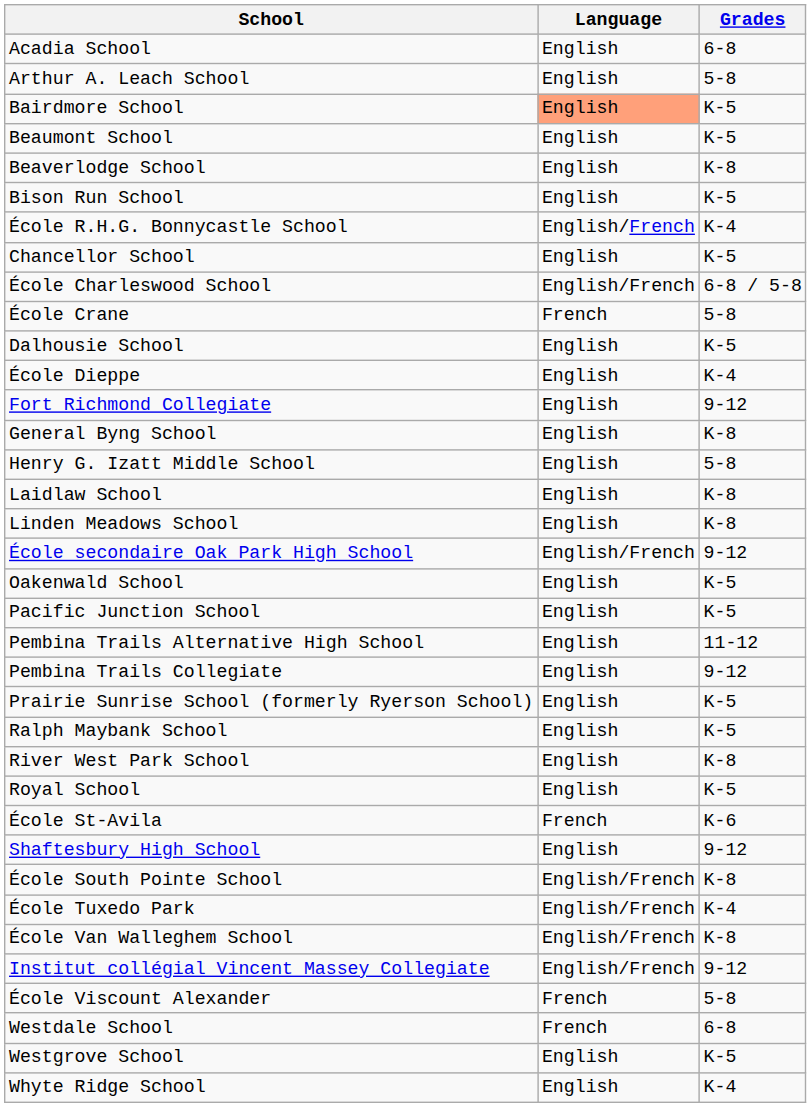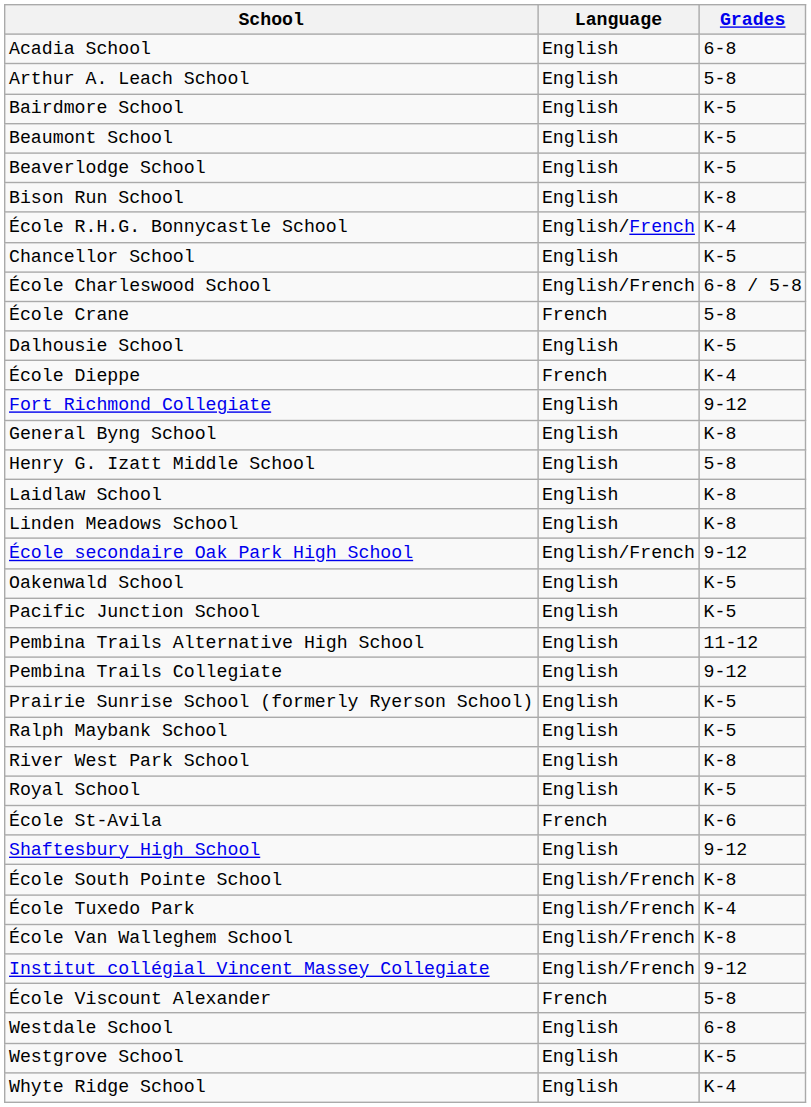(580, 109) lightsalmon background -> (580, 109) no background
(720, 168) K-8 -> (720, 168) K-5
(720, 198) K-5 -> (720, 198) K-8
(580, 375) English -> (575, 375) French
(575, 1028) French -> (580, 1028) English
